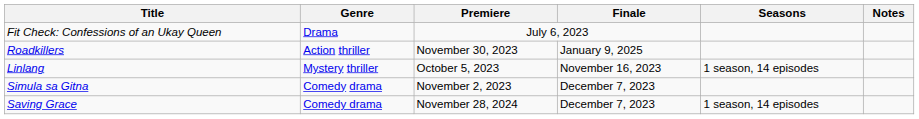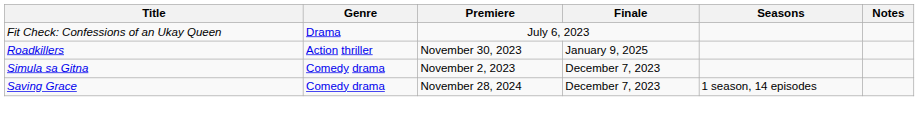- row: (26, 68)
